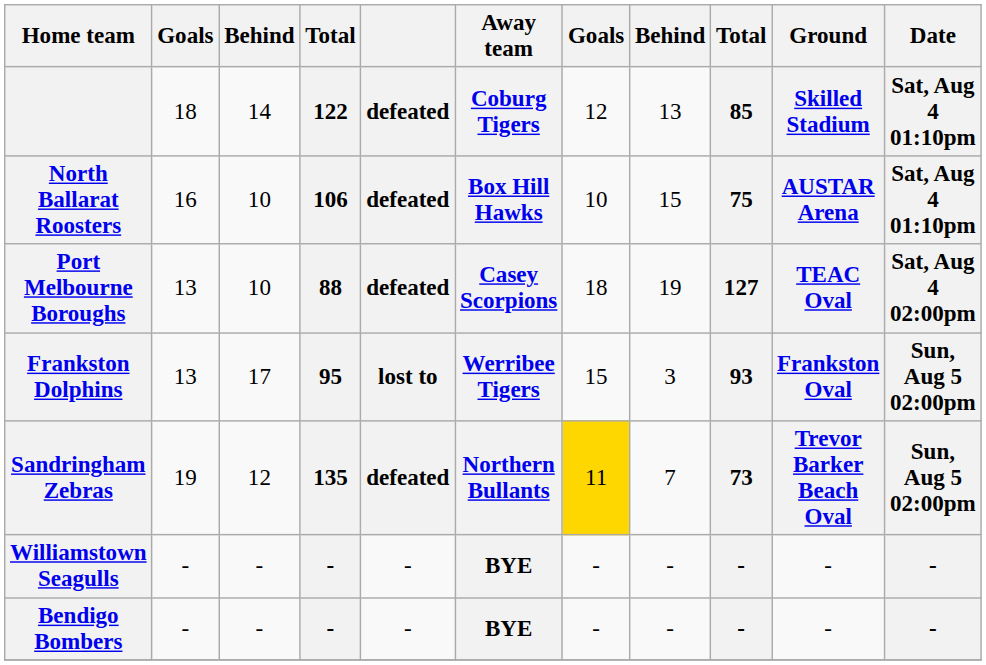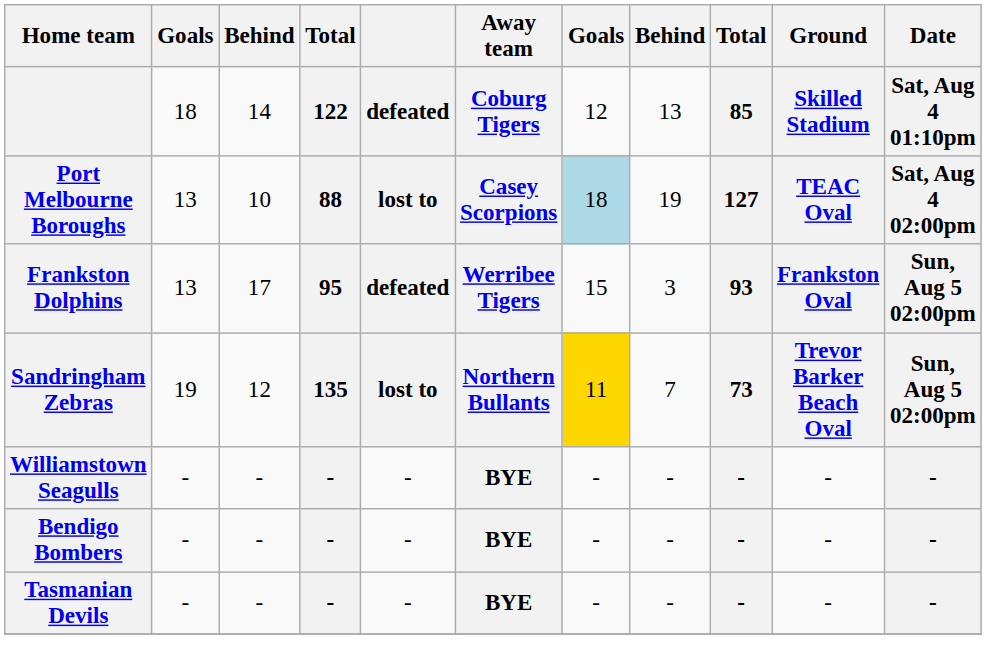- row: (78, 199)
(408, 287) defeated -> (408, 199) lost to
(596, 287) no background -> (596, 199) lightblue background
(408, 376) lost to -> (408, 287) defeated
(408, 477) defeated -> (408, 389) lost to
+ row: (78, 602)
